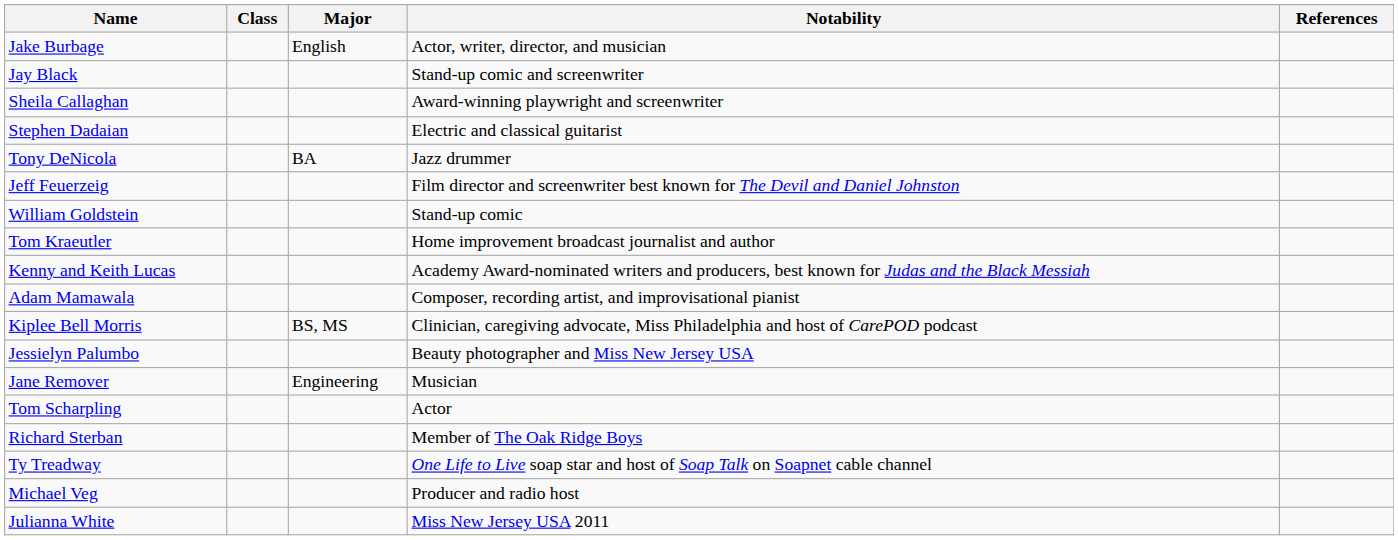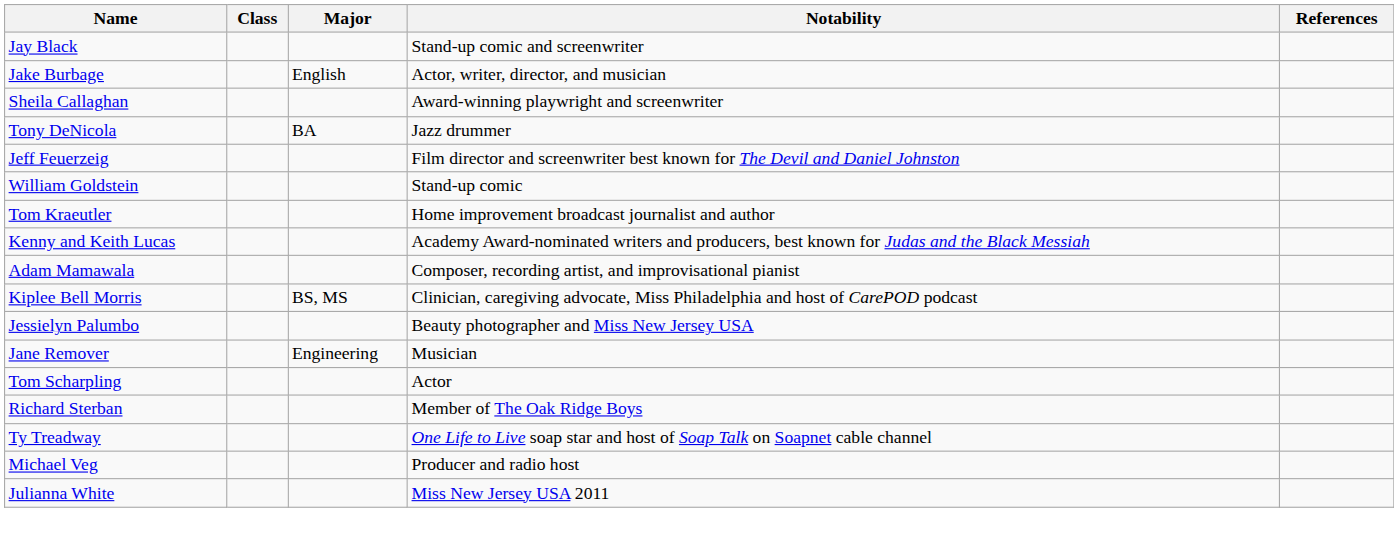rows swapped: (43, 74) <-> (56, 46)
- row: (68, 130)
